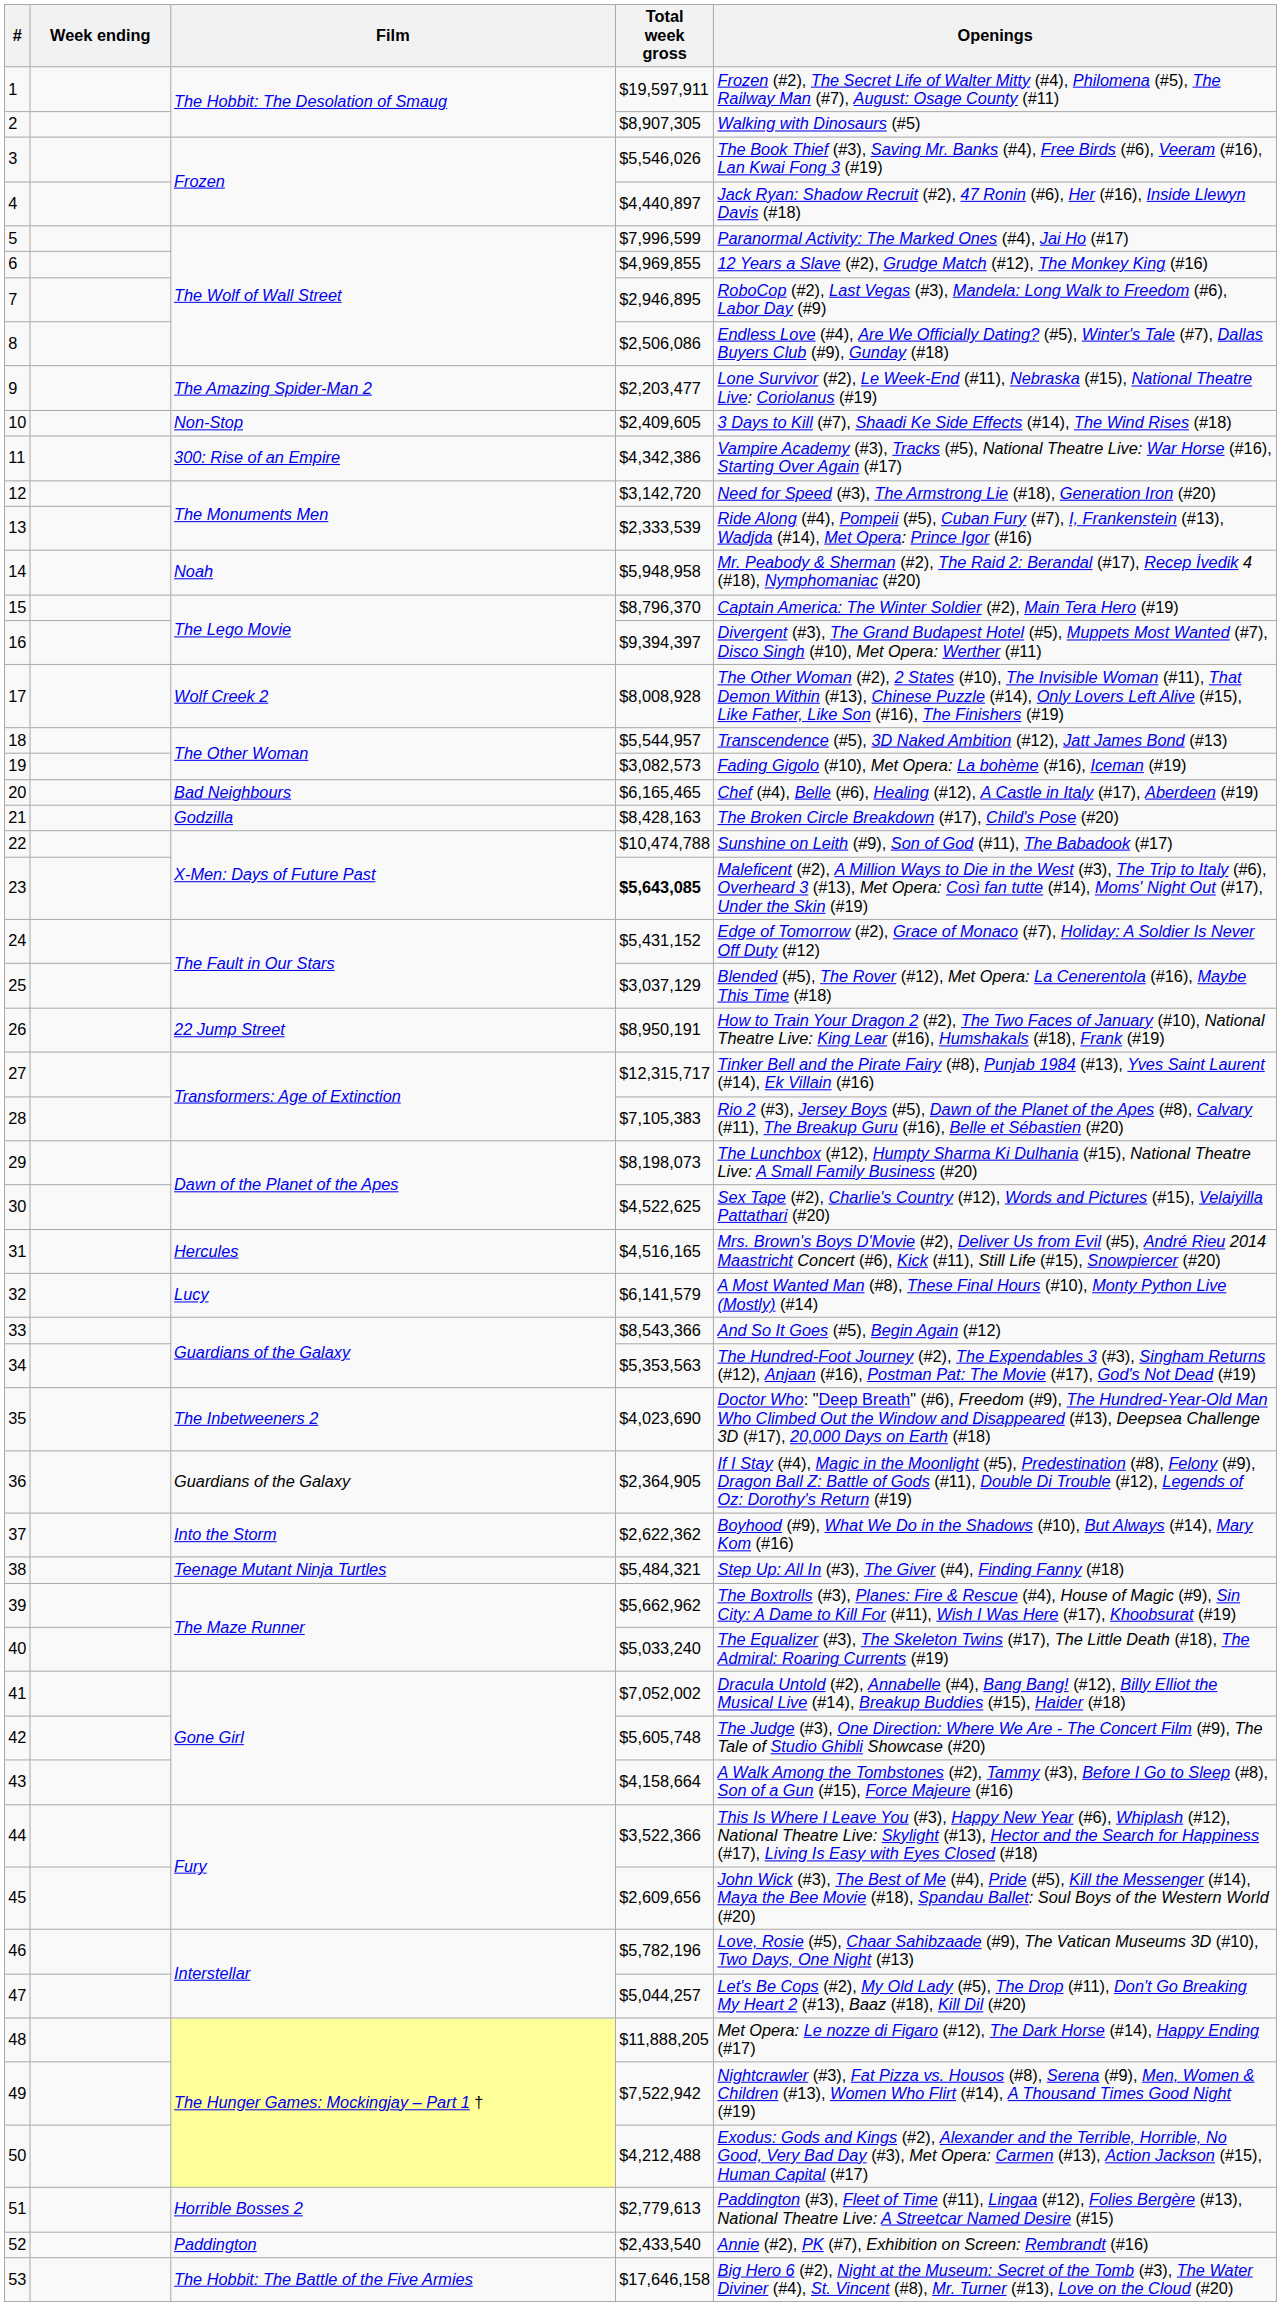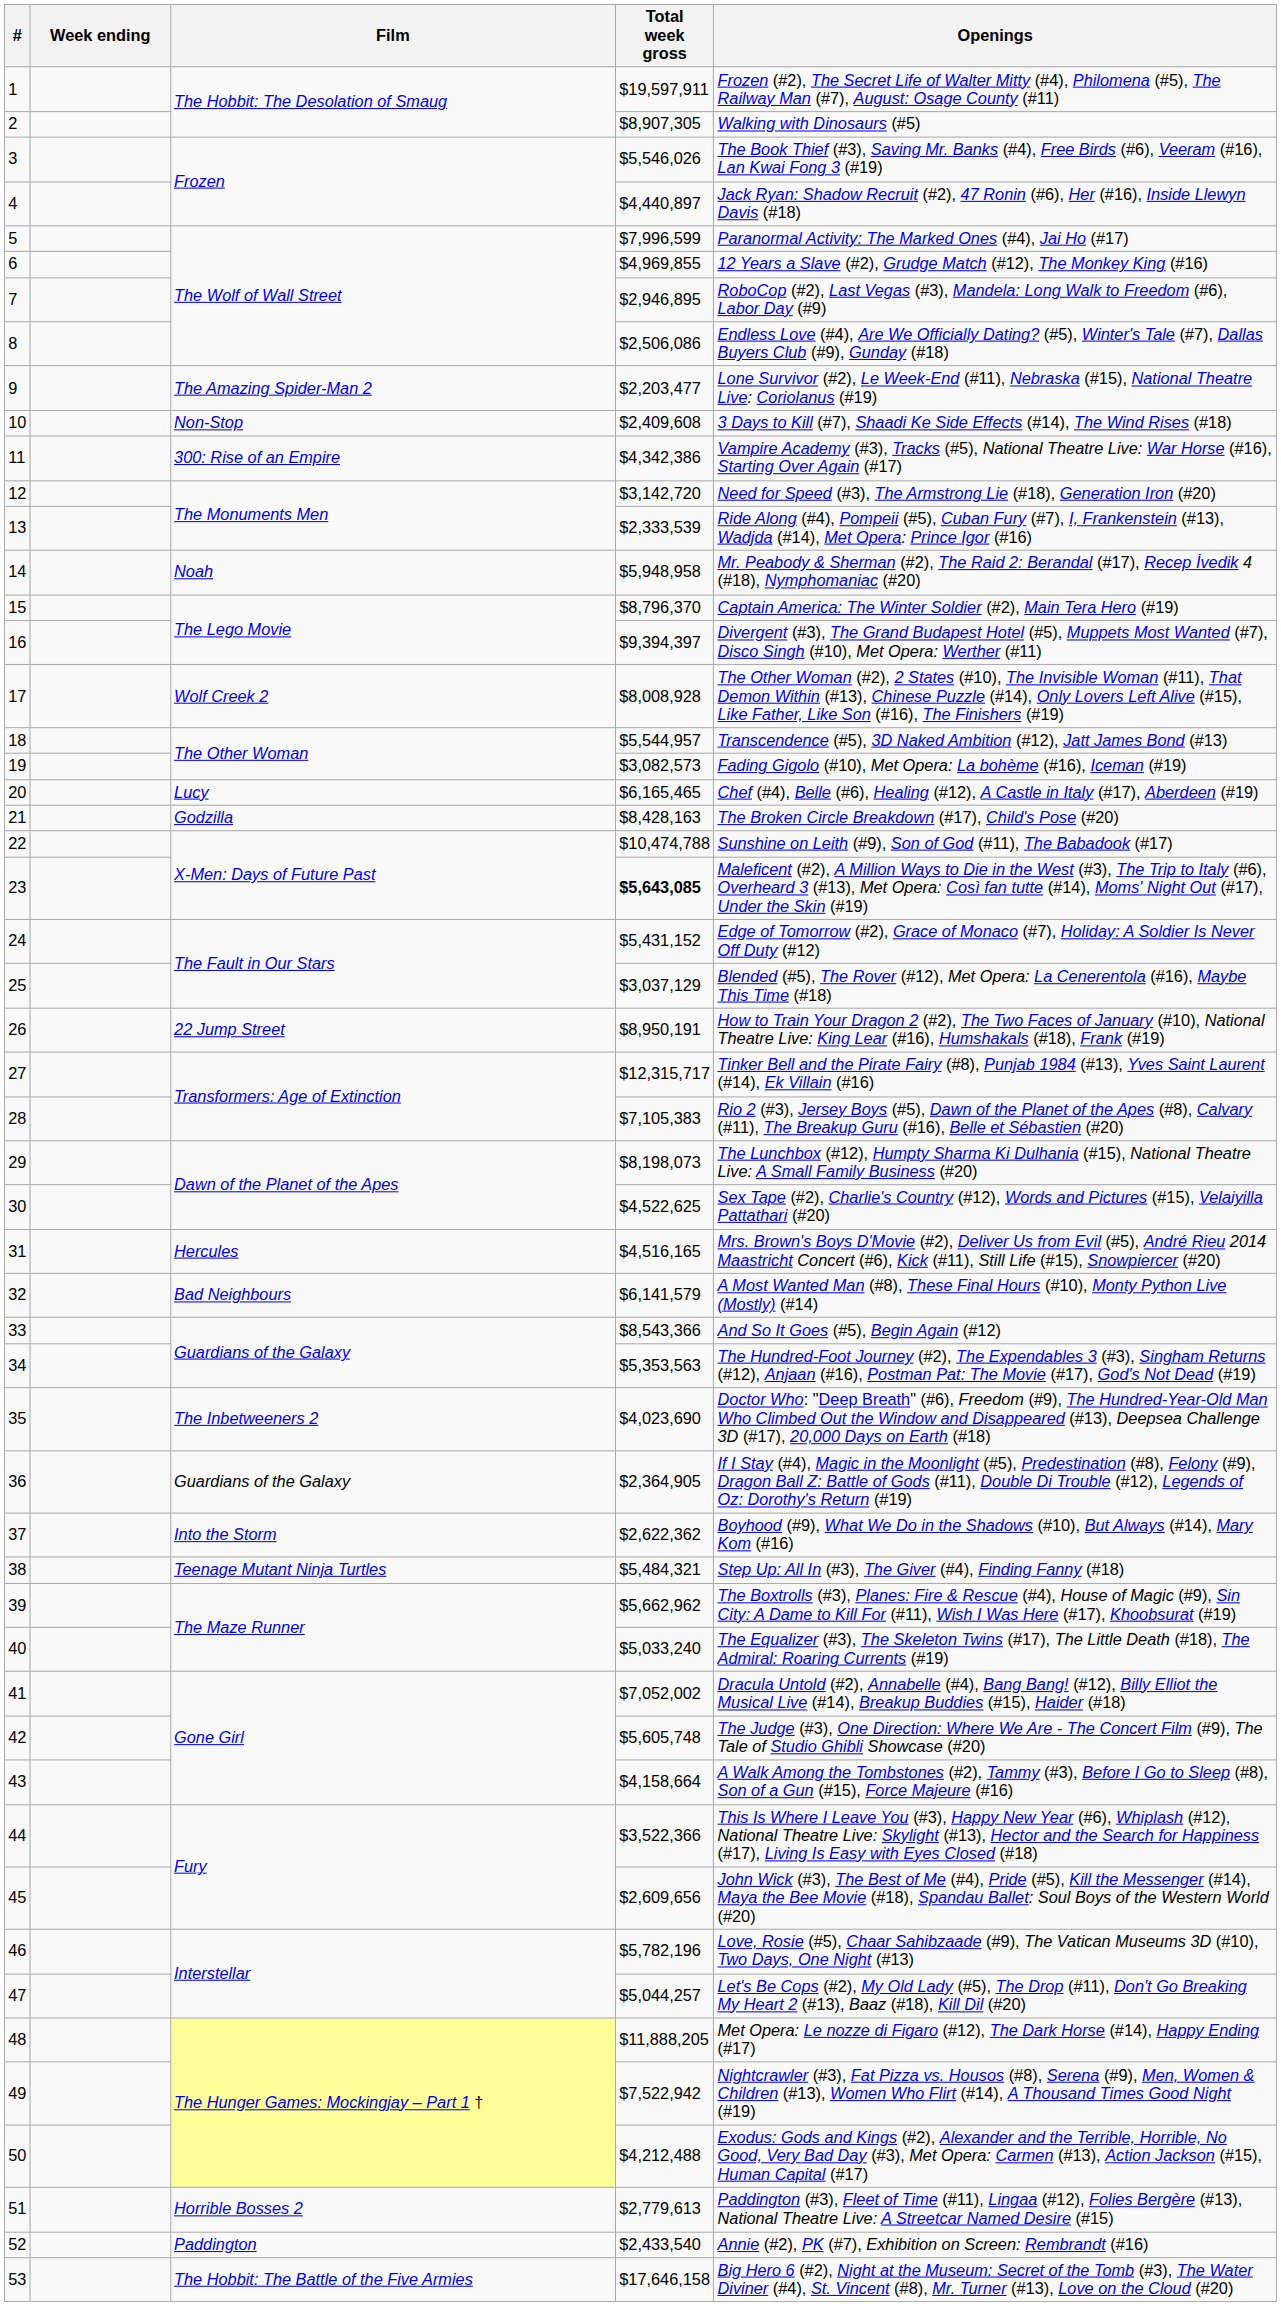(660, 423) $2,409,605 -> (660, 423) $2,409,608
(233, 792) Bad Neighbours -> (191, 792) Lucy
(191, 1295) Lucy -> (233, 1295) Bad Neighbours
